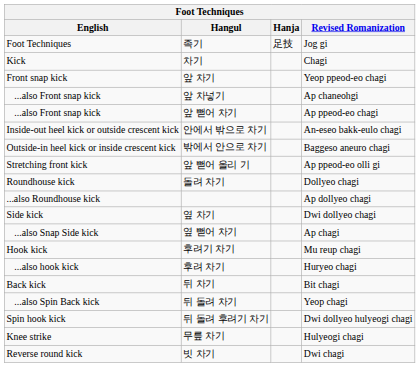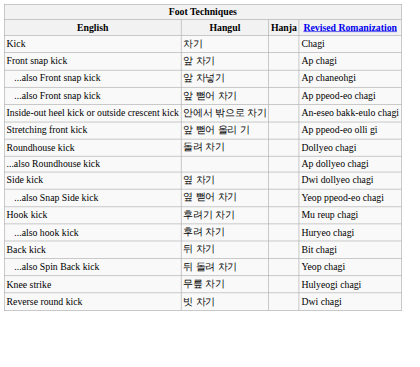- row: (193, 43)
(345, 78) Yeop ppeod-eo chagi -> (319, 61) Ap chagi
- row: (225, 147)
(322, 232) Ap chagi -> (343, 198) Yeop ppeod-eo chagi
- row: (226, 318)
